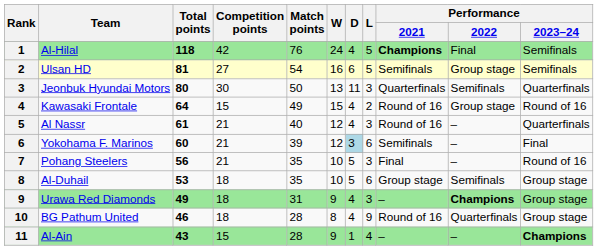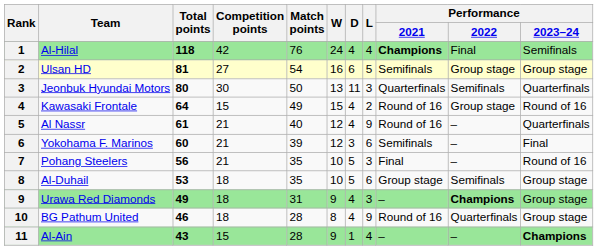(369, 50) 5 -> (369, 50) 4
(550, 69) Semifinals -> (555, 69) Group stage
(369, 124) 3 -> (369, 124) 9
(352, 143) lightblue background -> (352, 143) no background
